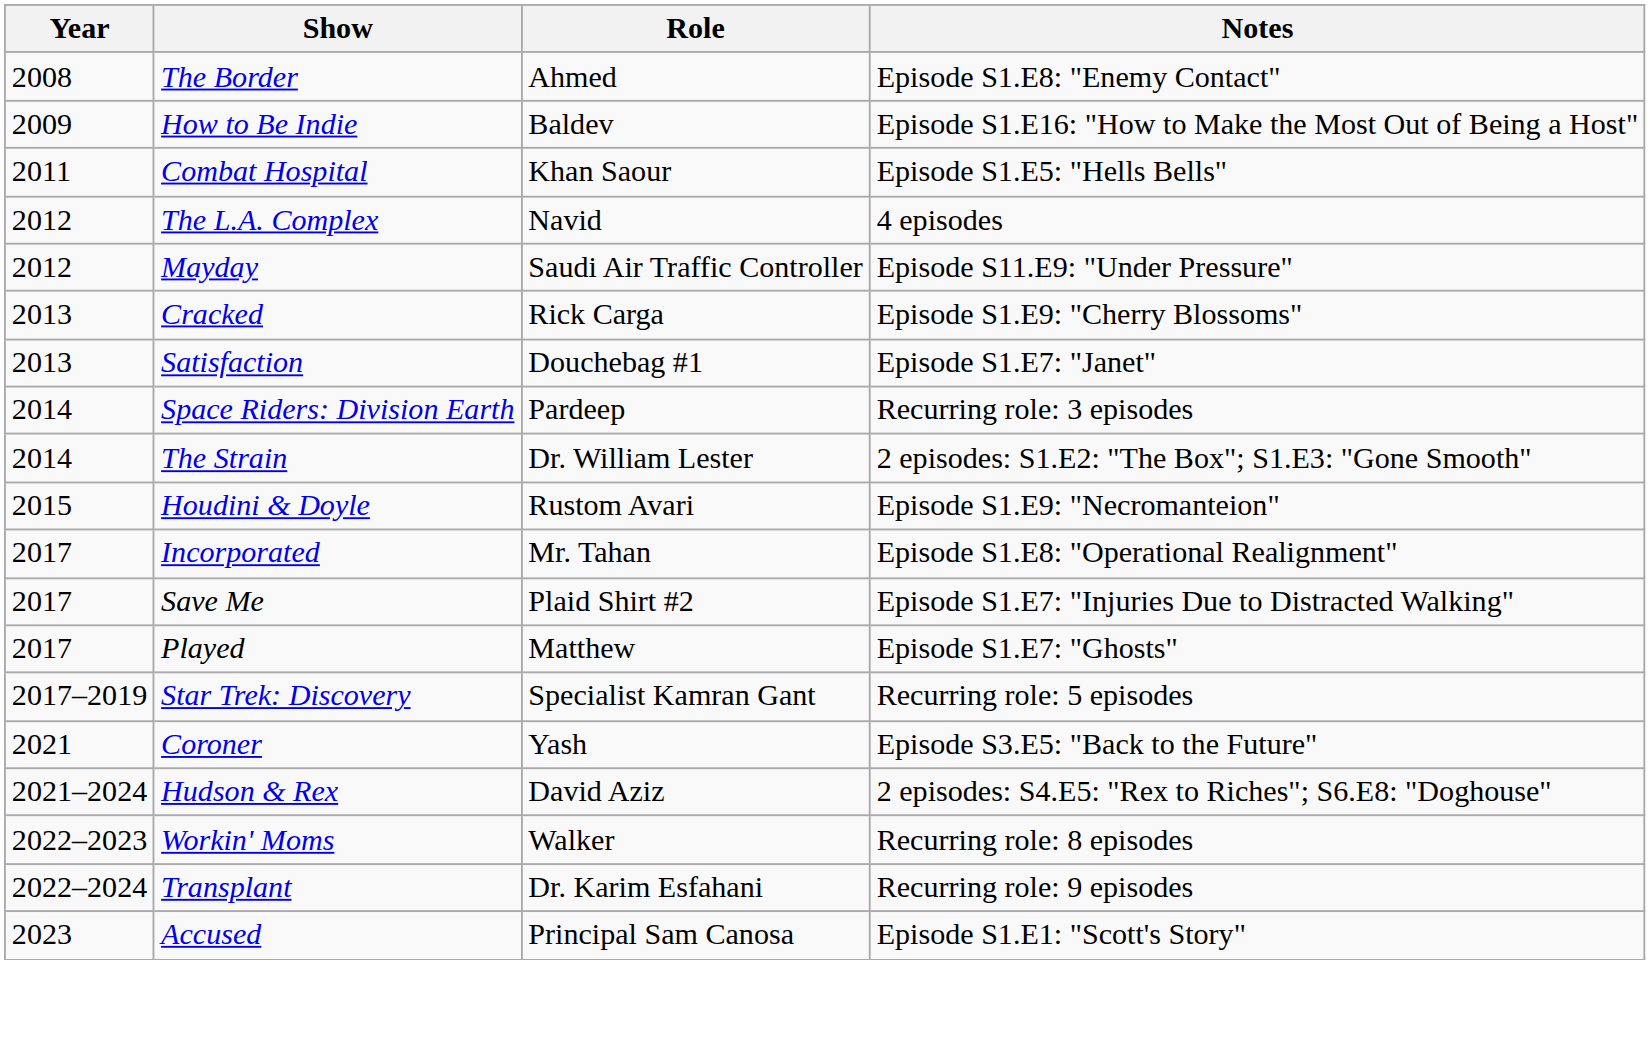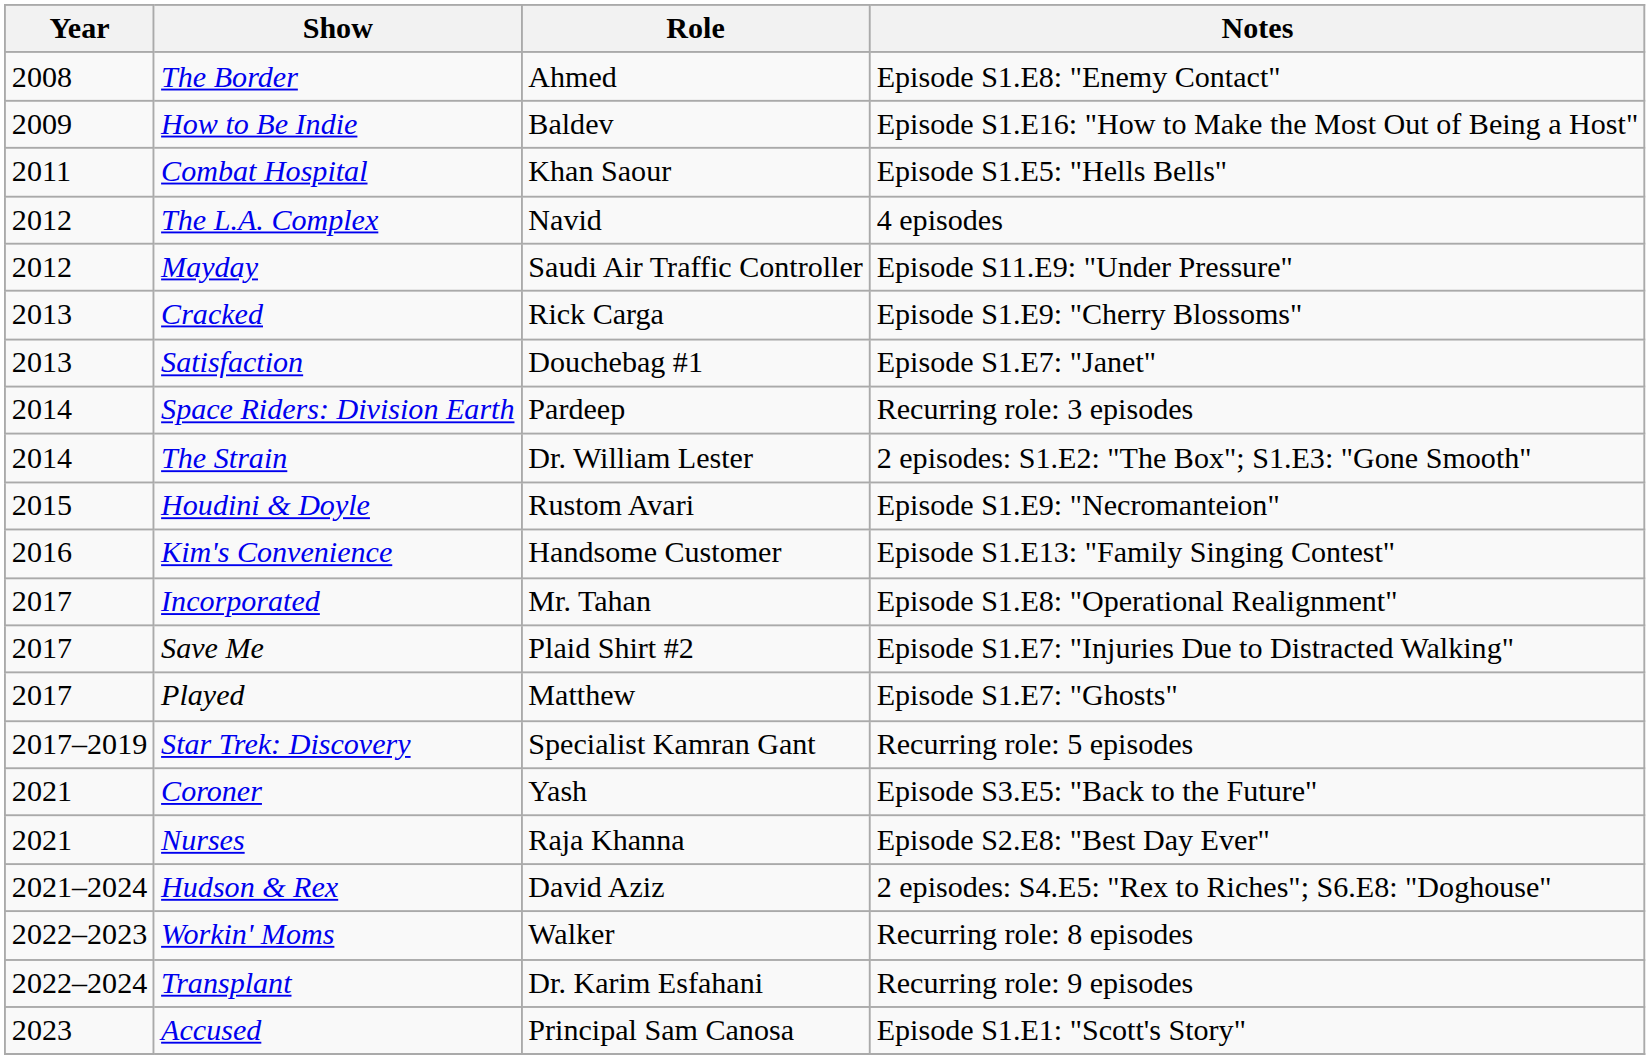+ row: (277, 553)
+ row: (203, 839)
